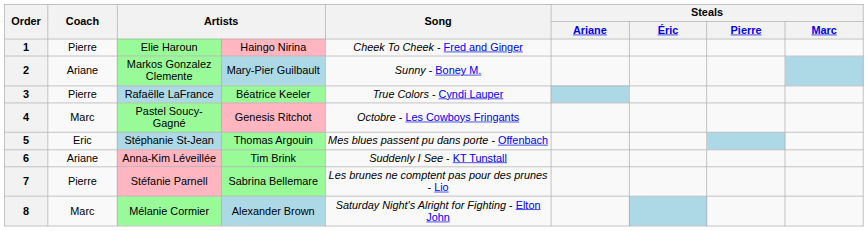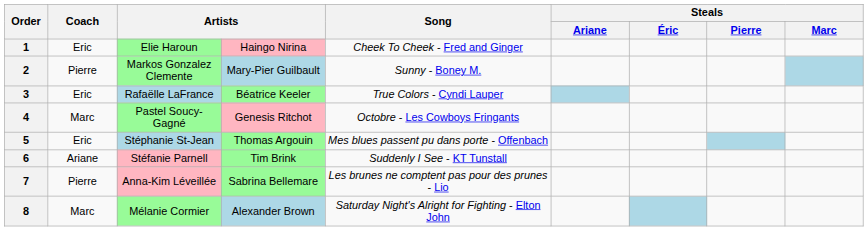(82, 47) Pierre -> (82, 47) Eric
(82, 71) Ariane -> (82, 71) Pierre
(82, 94) Pierre -> (82, 94) Eric
(169, 158) Anna-Kim Léveillée -> (169, 158) Stéfanie Parnell
(169, 181) Stéfanie Parnell -> (169, 181) Anna-Kim Léveillée
